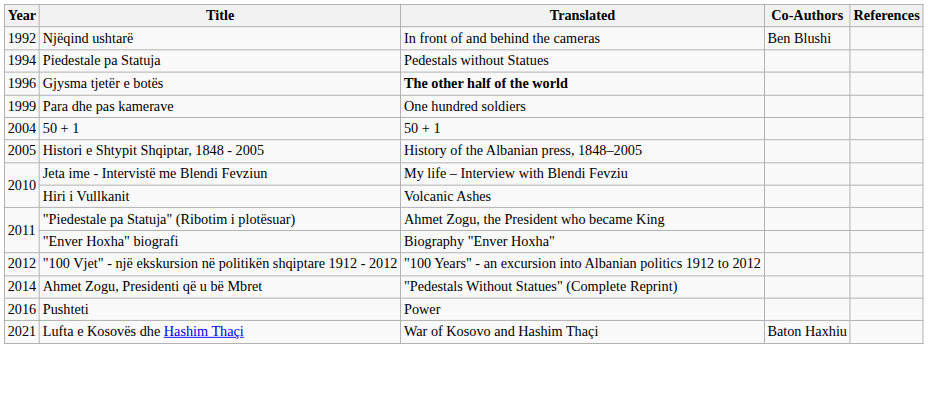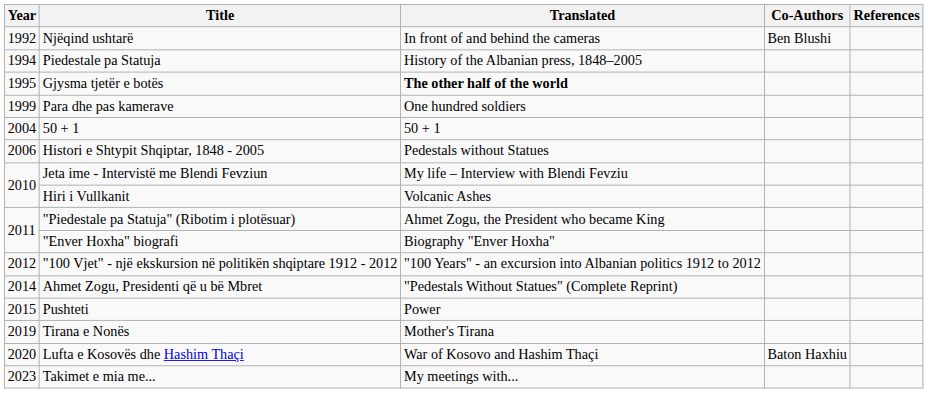(476, 60) Pedestals without Statues -> (523, 60) History of the Albanian press, 1848–2005
(22, 83) 1996 -> (22, 83) 1995
(22, 151) 2005 -> (22, 151) 2006
(523, 151) History of the Albanian press, 1848–2005 -> (476, 151) Pedestals without Statues
(22, 309) 2016 -> (22, 309) 2015
+ row: (86, 331)
(22, 331) 2021 -> (22, 354) 2020
+ row: (99, 377)
